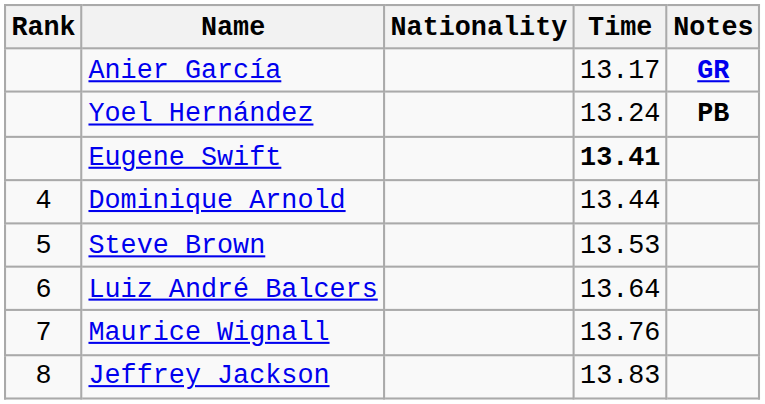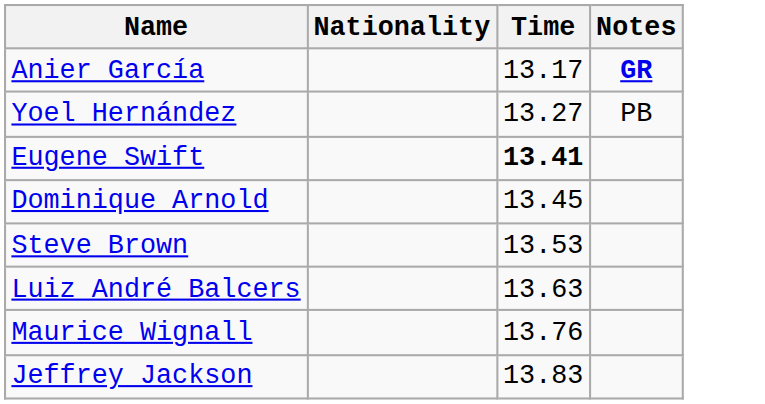- column: (44, 27)
(620, 114) 13.24 -> (543, 114) 13.27
(713, 114) bold -> (636, 114) normal
(620, 201) 13.44 -> (543, 201) 13.45
(620, 289) 13.64 -> (543, 289) 13.63
